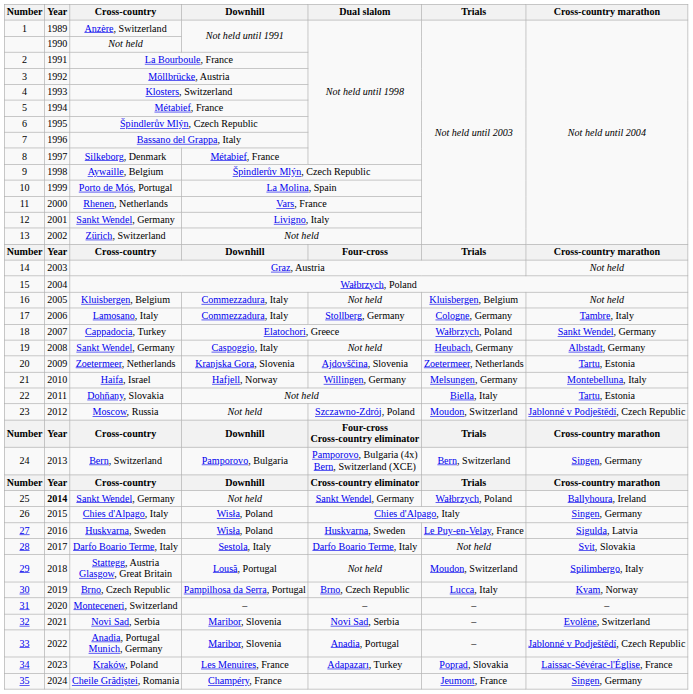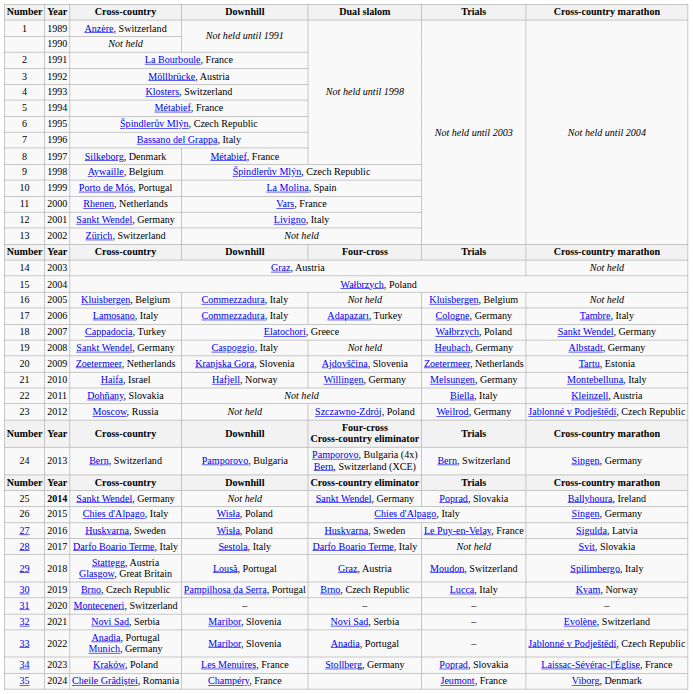(365, 316) Stollberg, Germany -> (365, 316) Adapazarı, Turkey
(607, 396) Tartu, Estonia -> (607, 396) Kleinzell, Austria
(474, 412) Moudon, Switzerland -> (474, 412) Weilrod, Germany
(474, 498) Wałbrzych, Poland -> (474, 498) Poprad, Slovakia
(365, 568) Not held -> (365, 568) Graz, Austria
(365, 665) Adapazarı, Turkey -> (365, 665) Stollberg, Germany
(607, 681) Singen, Germany -> (607, 681) Viborg, Denmark
